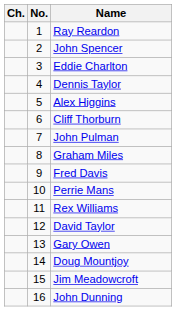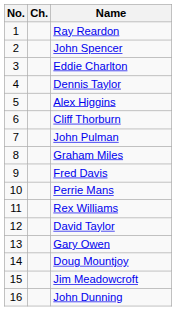columns swapped: (39, 13) <-> (16, 13)
